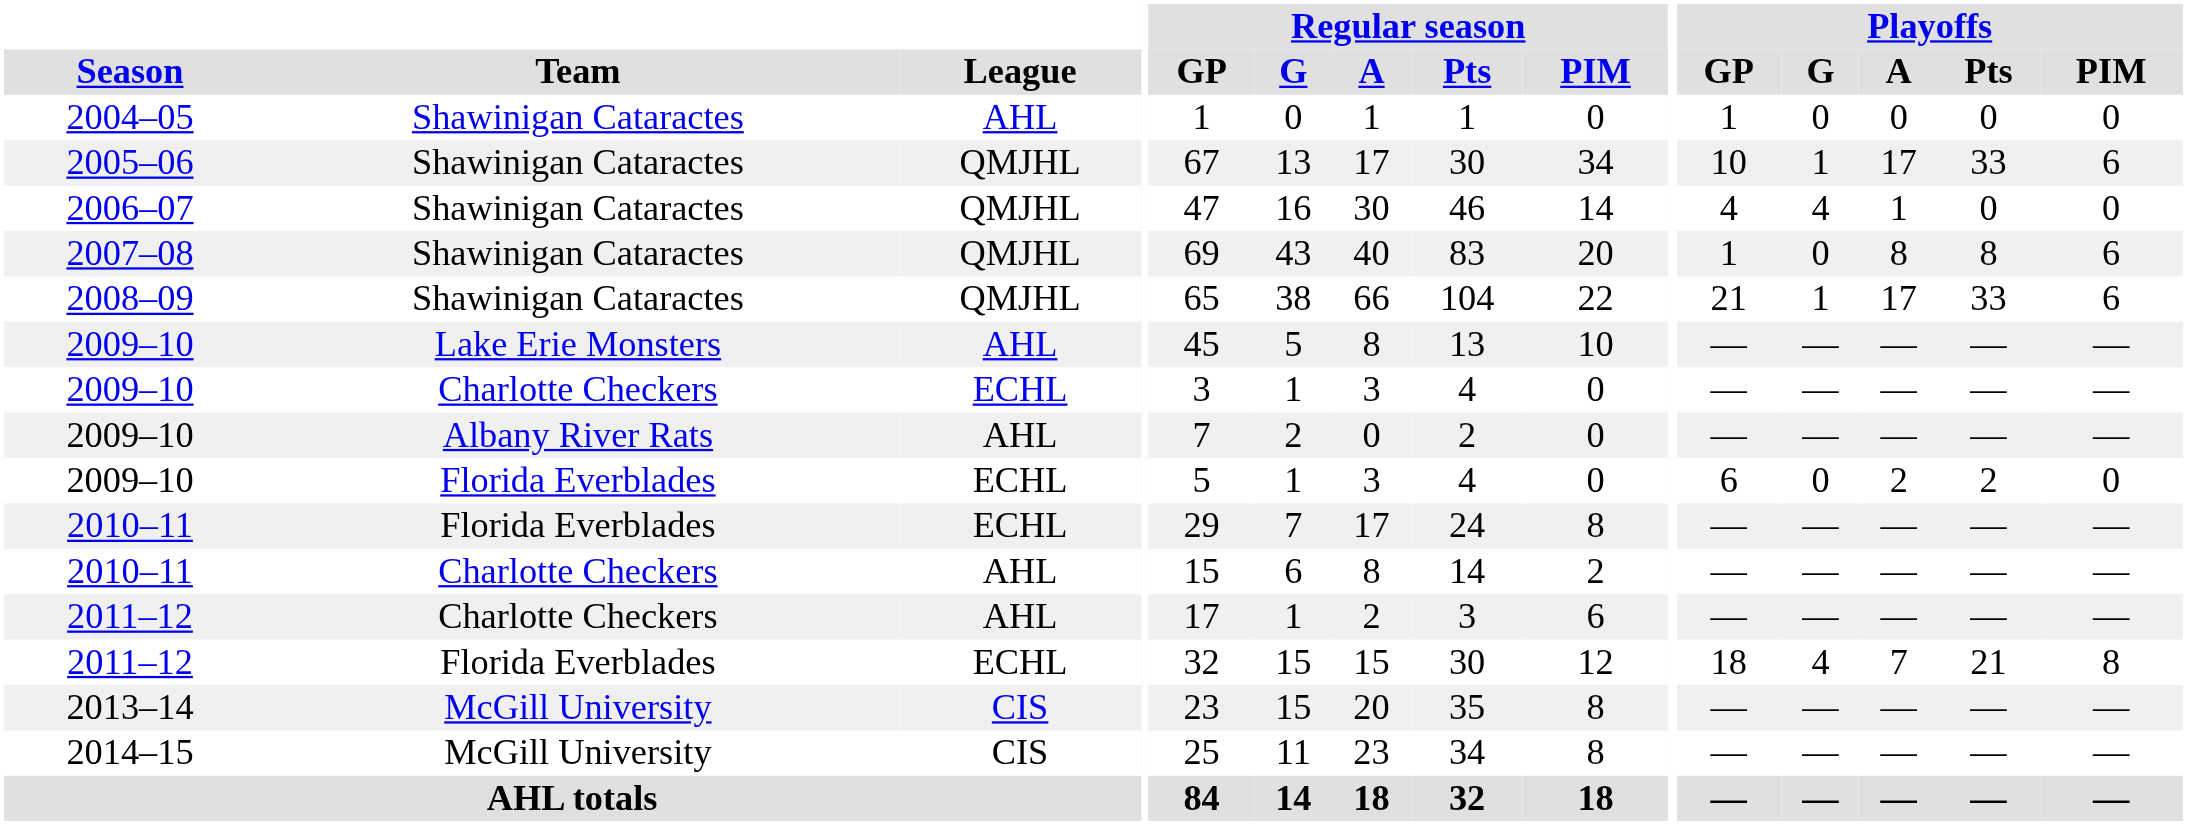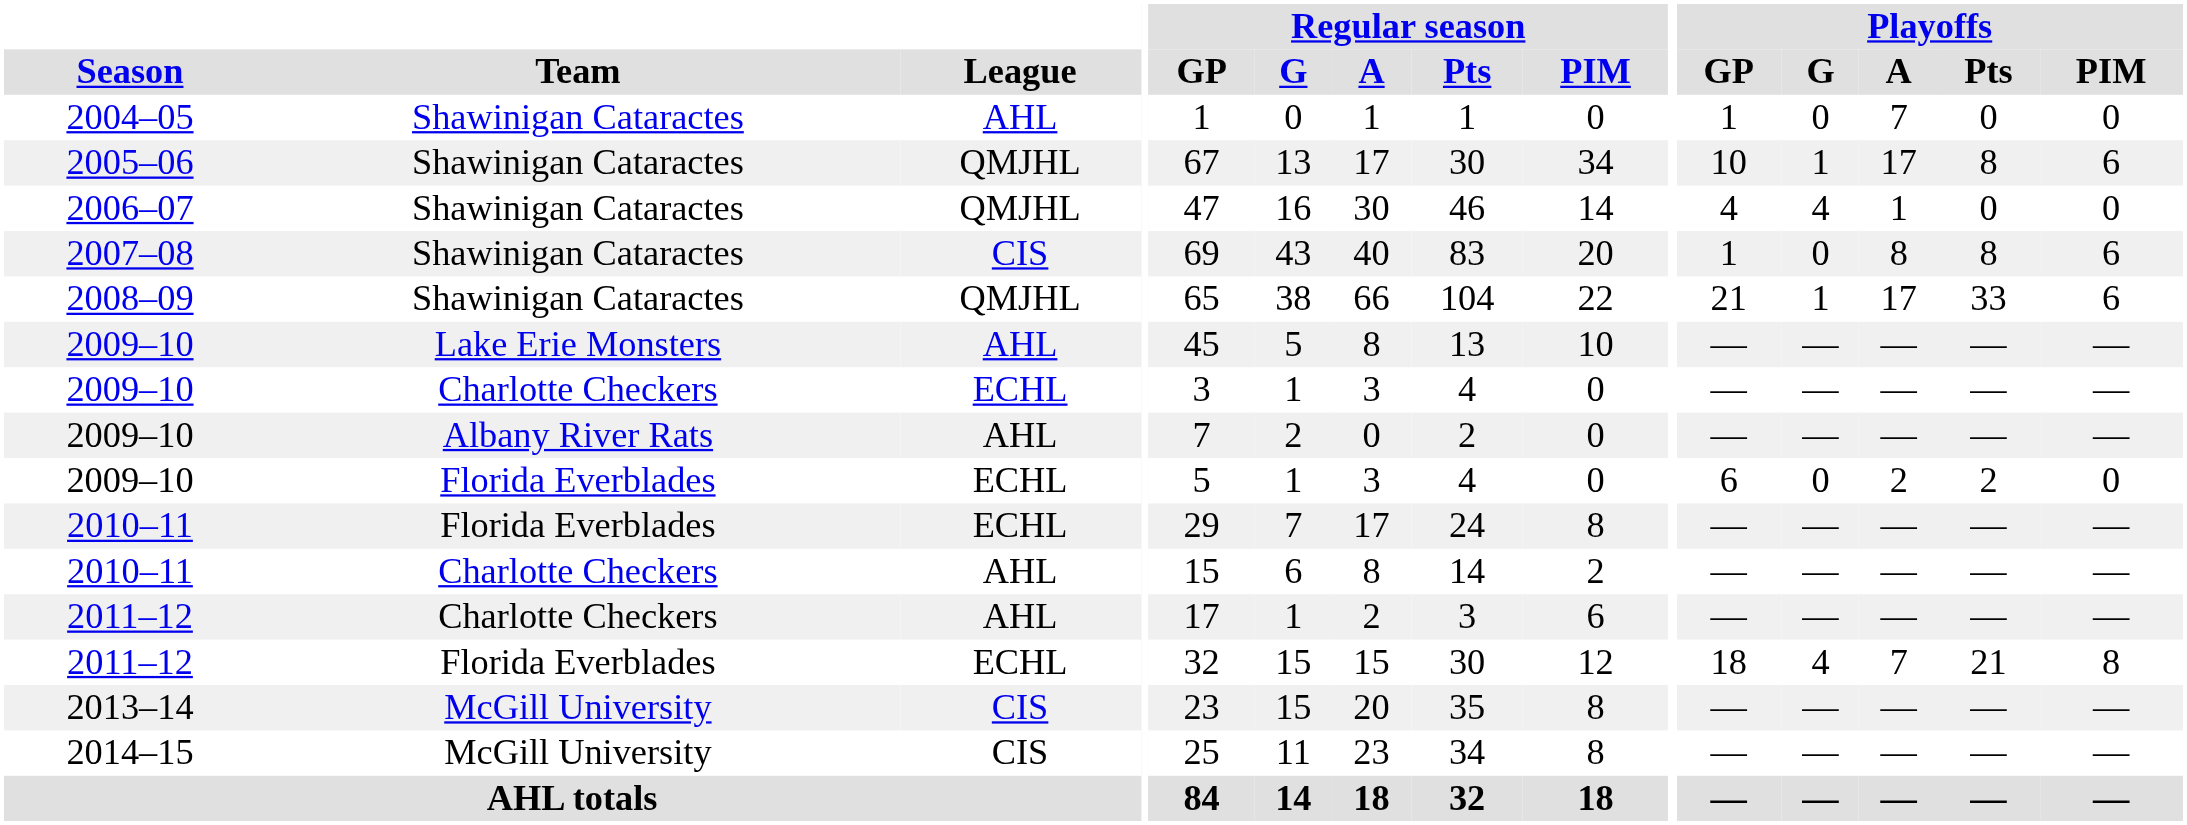(1899, 116) 0 -> (1899, 116) 7
(1988, 162) 33 -> (1988, 162) 8
(1020, 253) QMJHL -> (1020, 253) CIS
